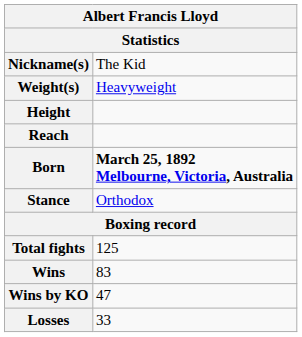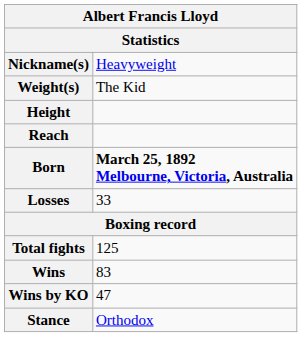(121, 64) The Kid -> (136, 64) Heavyweight
(136, 87) Heavyweight -> (121, 87) The Kid
rows swapped: (48, 200) <-> (48, 319)
